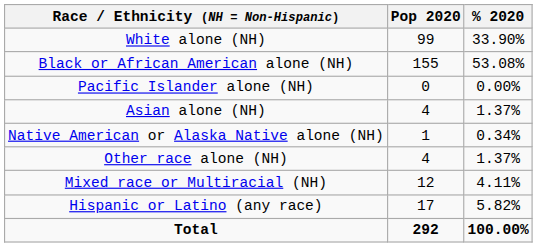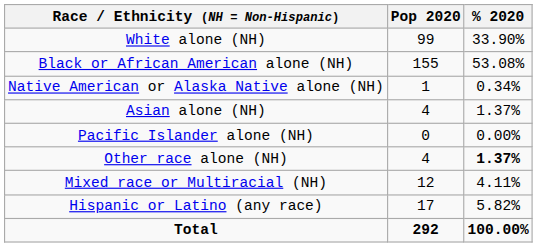rows swapped: (196, 135) <-> (196, 88)
(498, 159) normal -> (498, 159) bold
